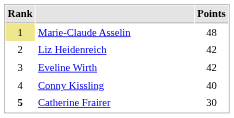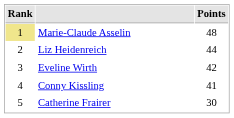(211, 50) 42 -> (211, 50) 44
(211, 85) 40 -> (211, 85) 41
(20, 103) bold -> (20, 103) normal
